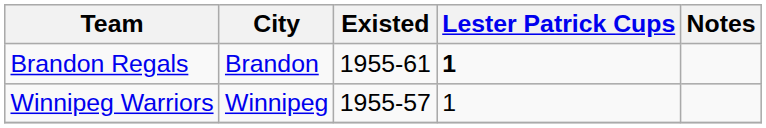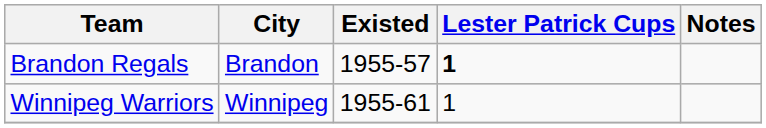(385, 63) 1955-61 -> (385, 63) 1955-57
(385, 102) 1955-57 -> (385, 102) 1955-61
